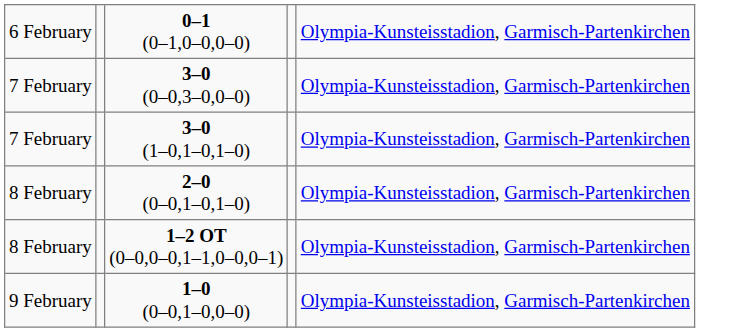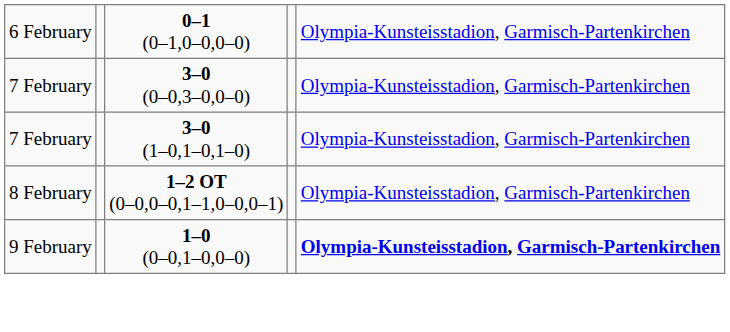- row: (196, 192)
(495, 300) normal -> (511, 246) bold
